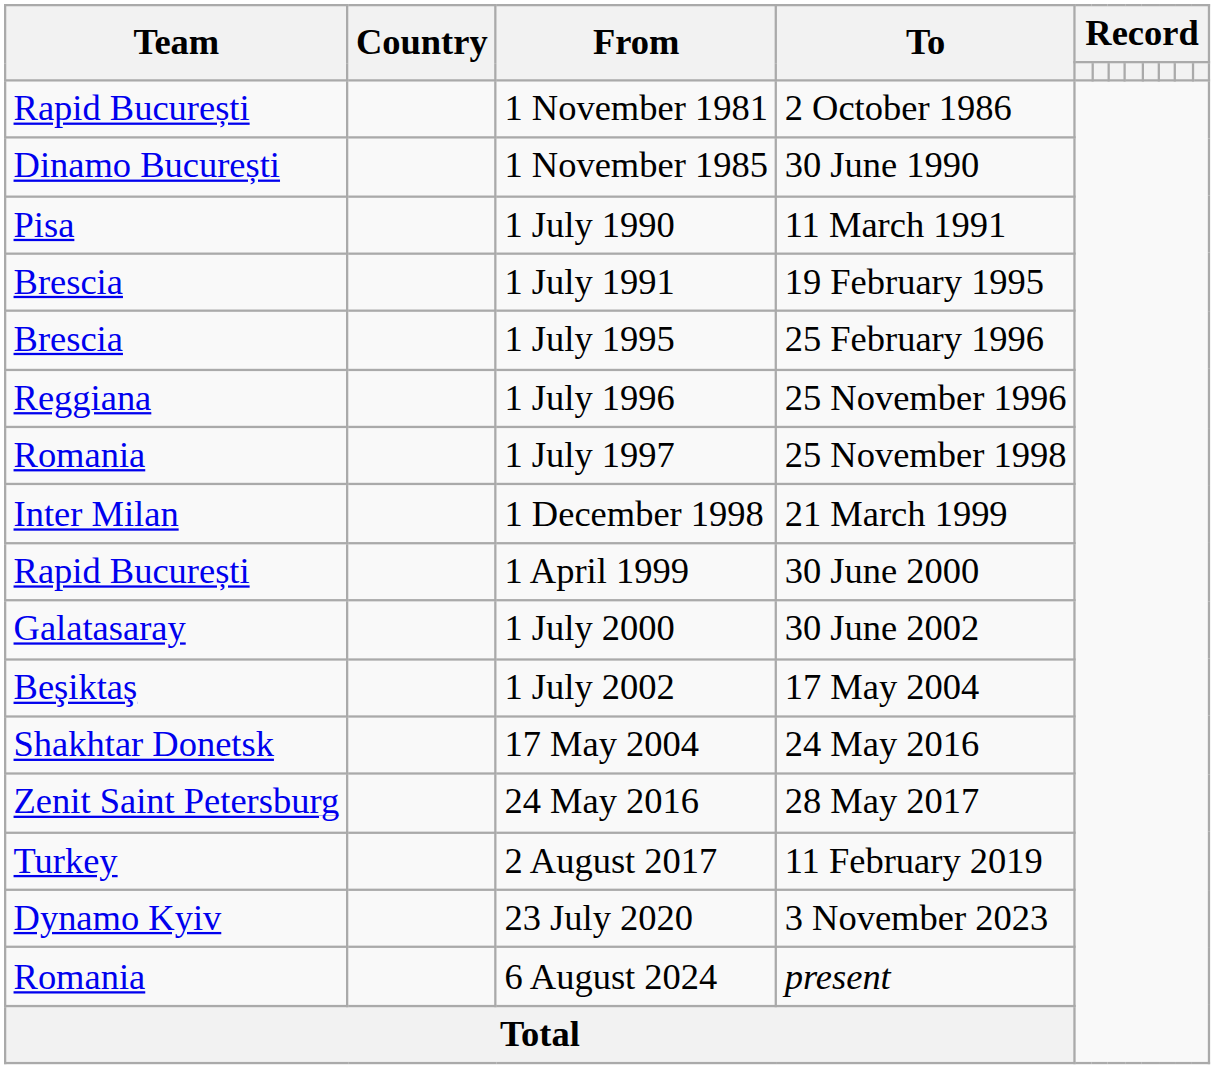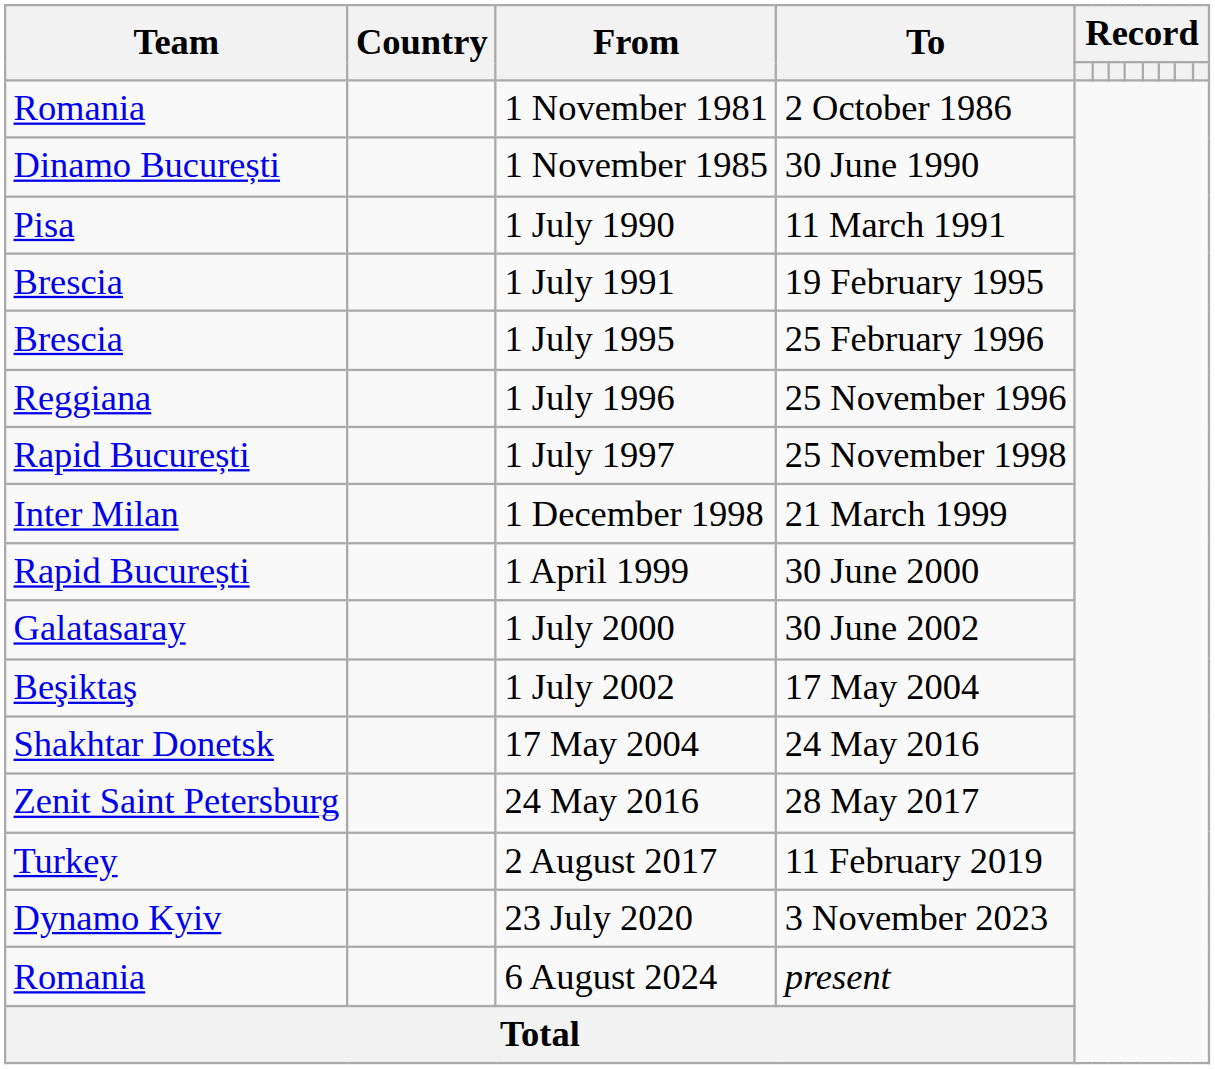(132, 108) Rapid București -> (79, 108) Romania
(79, 455) Romania -> (132, 455) Rapid București
